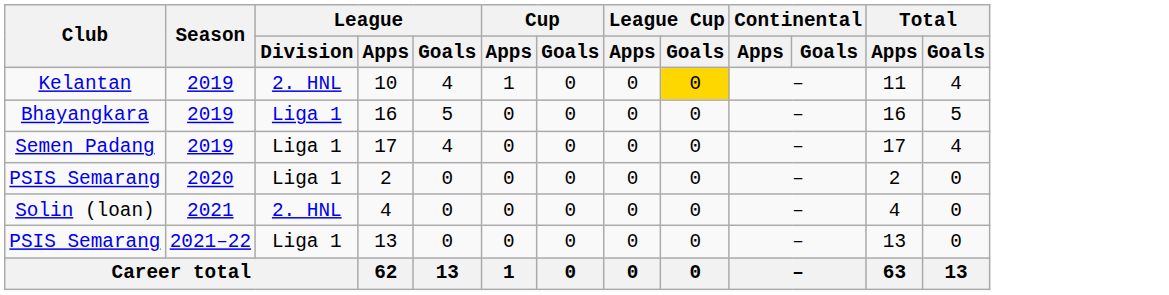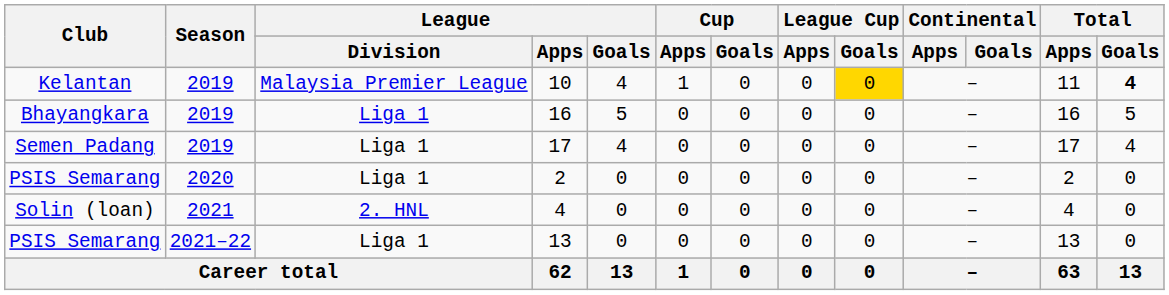(307, 84) 2. HNL -> (394, 84) Malaysia Premier League
(956, 84) normal -> (1130, 84) bold
